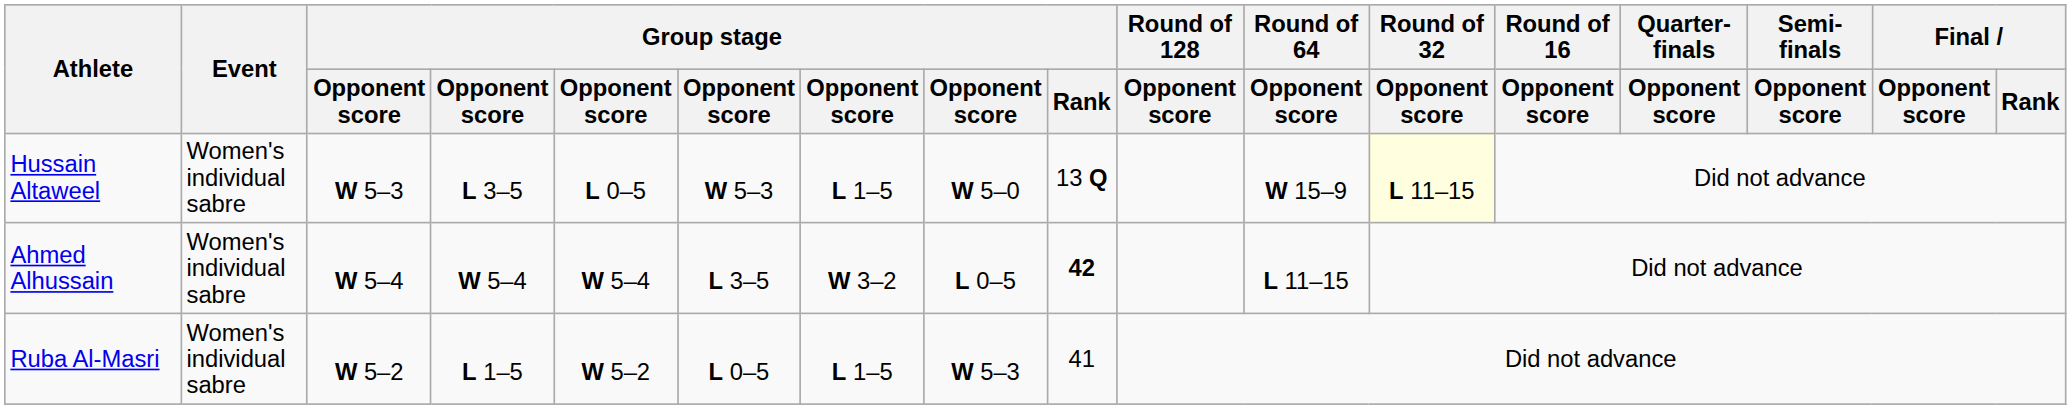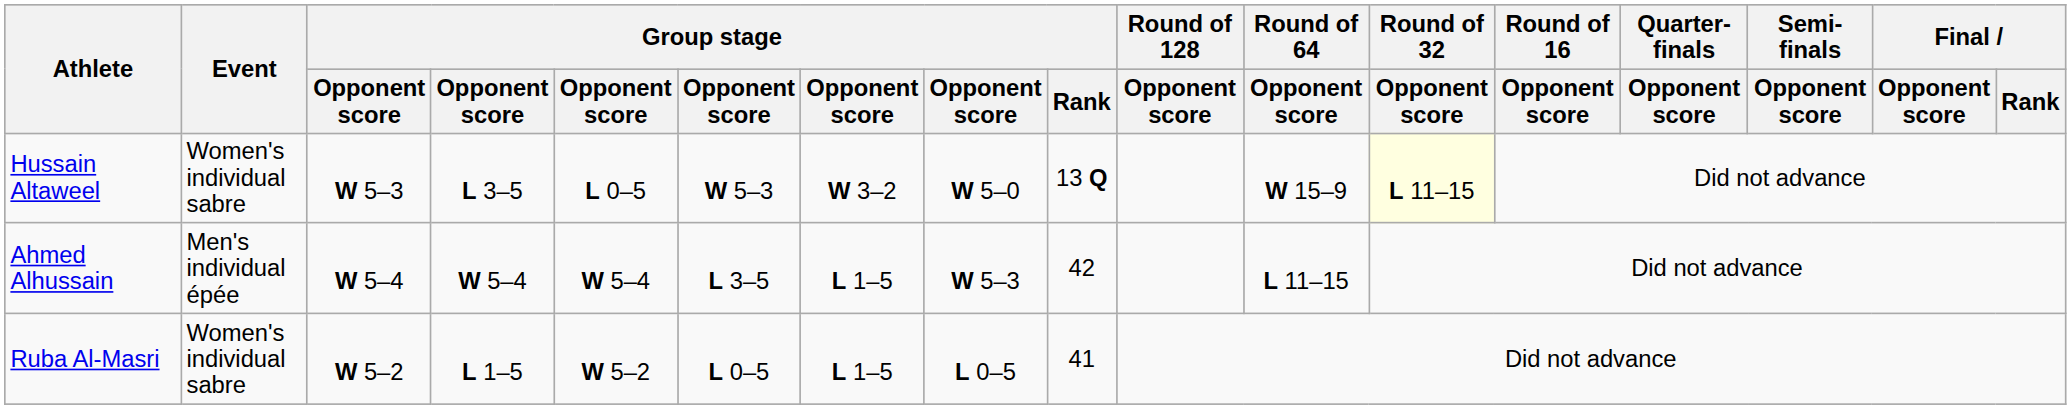(862, 191) L 1–5 -> (862, 191) W 3–2
(236, 269) Women's individual sabre -> (236, 269) Men's individual épée
(862, 282) W 3–2 -> (862, 282) L 1–5
(985, 282) L 0–5 -> (986, 282) W 5–3
(1082, 269) bold -> (1082, 269) normal
(986, 372) W 5–3 -> (985, 372) L 0–5
